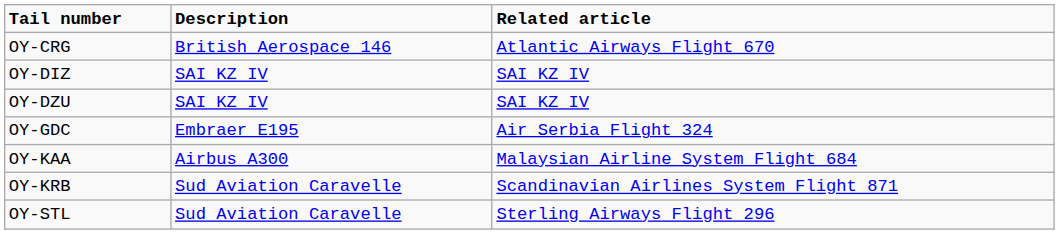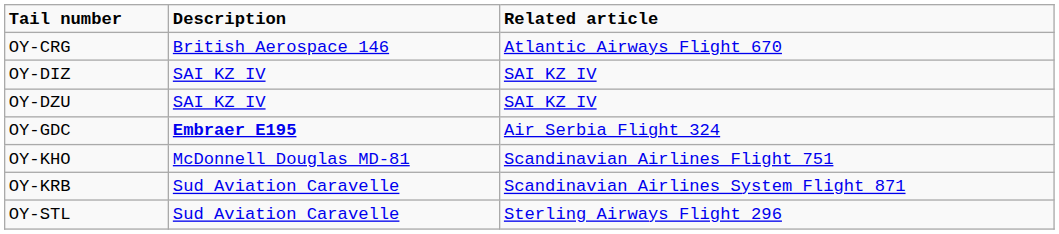(237, 131) normal -> (235, 131) bold
- row: (40, 158)
+ row: (40, 158)
